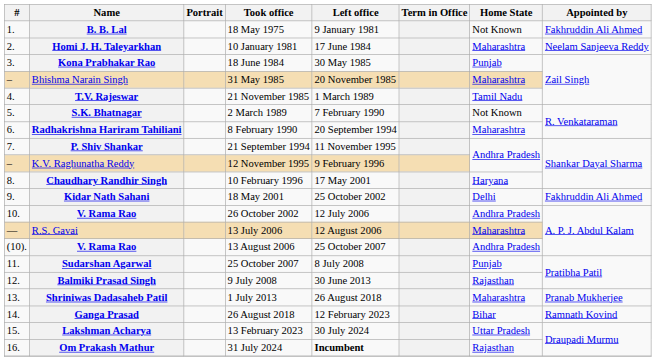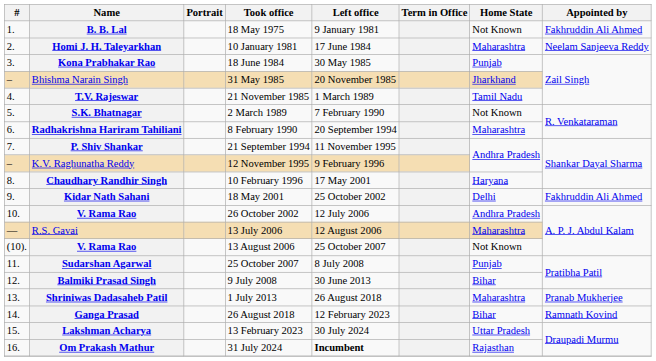(499, 79) Maharashtra -> (494, 79) Jharkhand
(506, 247) Andhra Pradesh -> (497, 247) Not Known
(493, 280) Rajasthan -> (484, 280) Bihar
